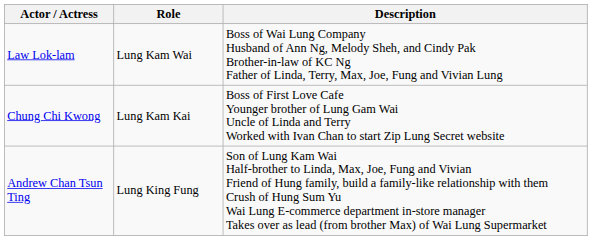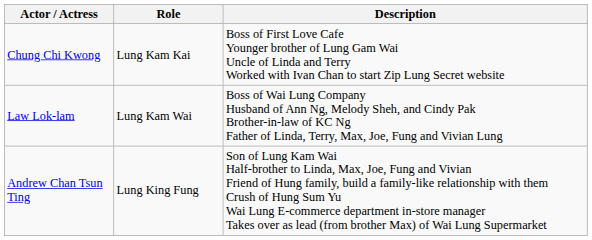rows swapped: (41, 54) <-> (54, 115)
